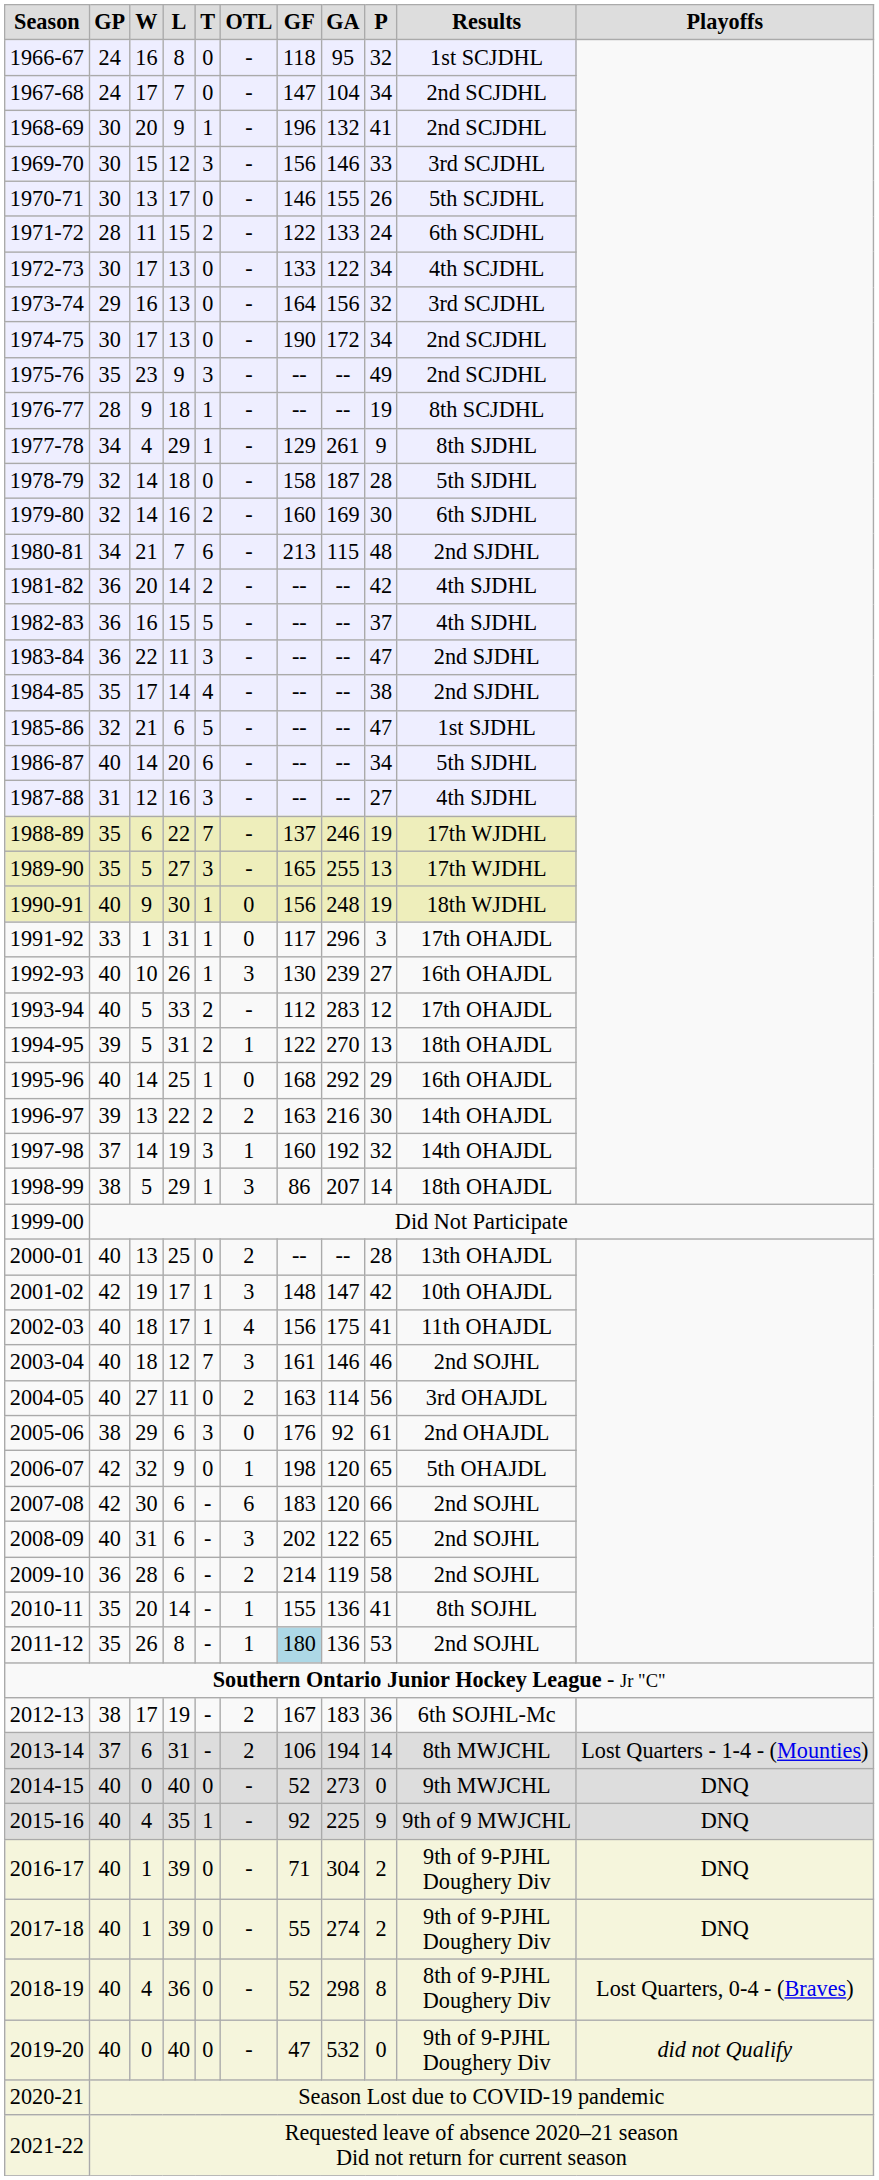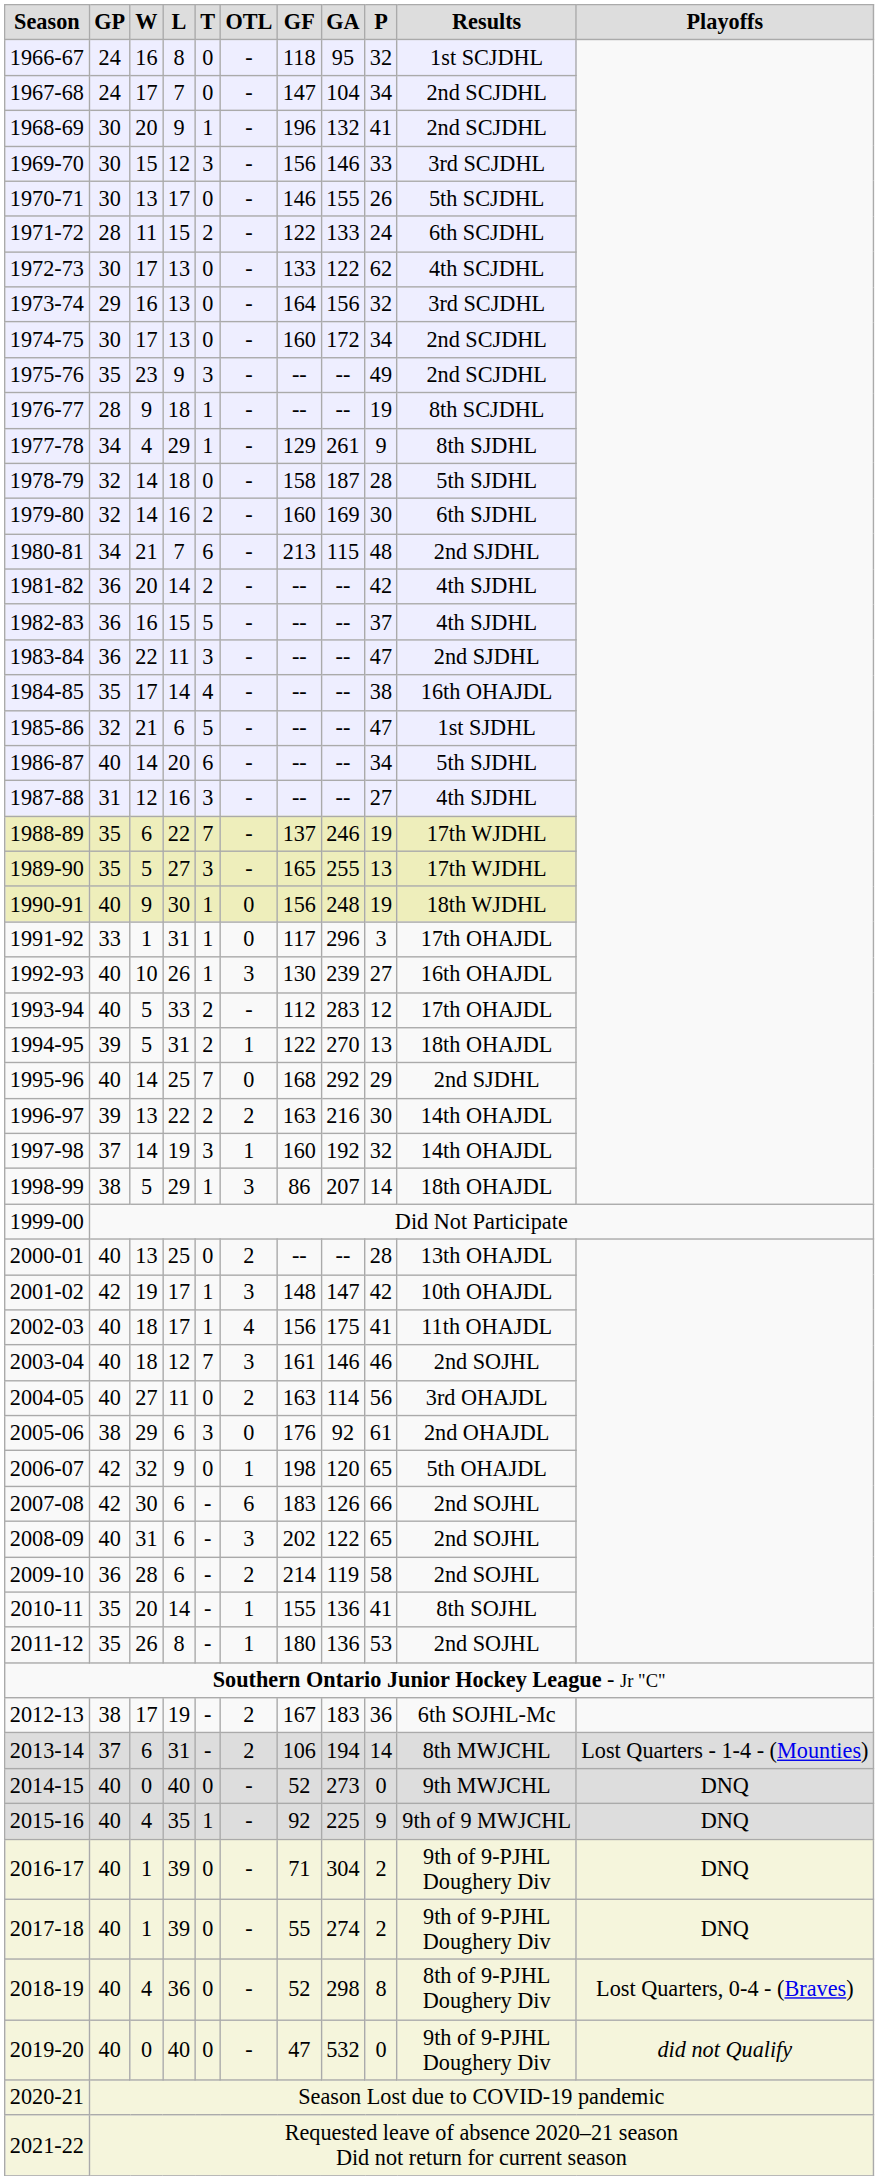(381, 269) 34 -> (381, 269) 62
(299, 339) 190 -> (299, 339) 160
(487, 692) 2nd SJDHL -> (487, 692) 16th OHAJDL
(208, 1080) 1 -> (208, 1080) 7
(487, 1080) 16th OHAJDL -> (487, 1080) 2nd SJDHL
(343, 1503) 120 -> (343, 1503) 126
(299, 1644) lightblue background -> (299, 1644) no background
